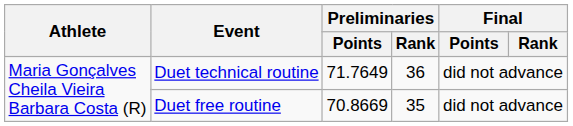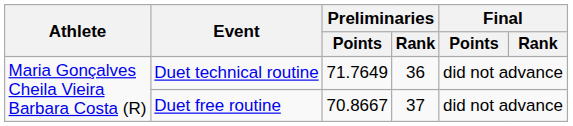(357, 106) 70.8669 -> (357, 106) 70.8667
(415, 106) 35 -> (415, 106) 37
